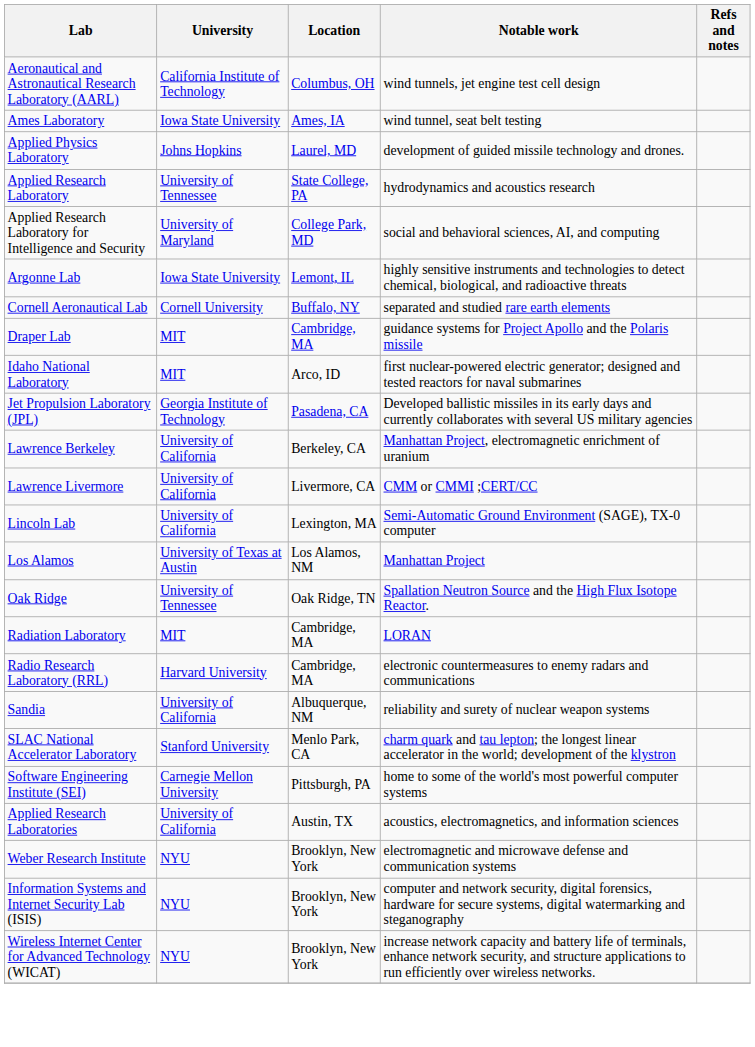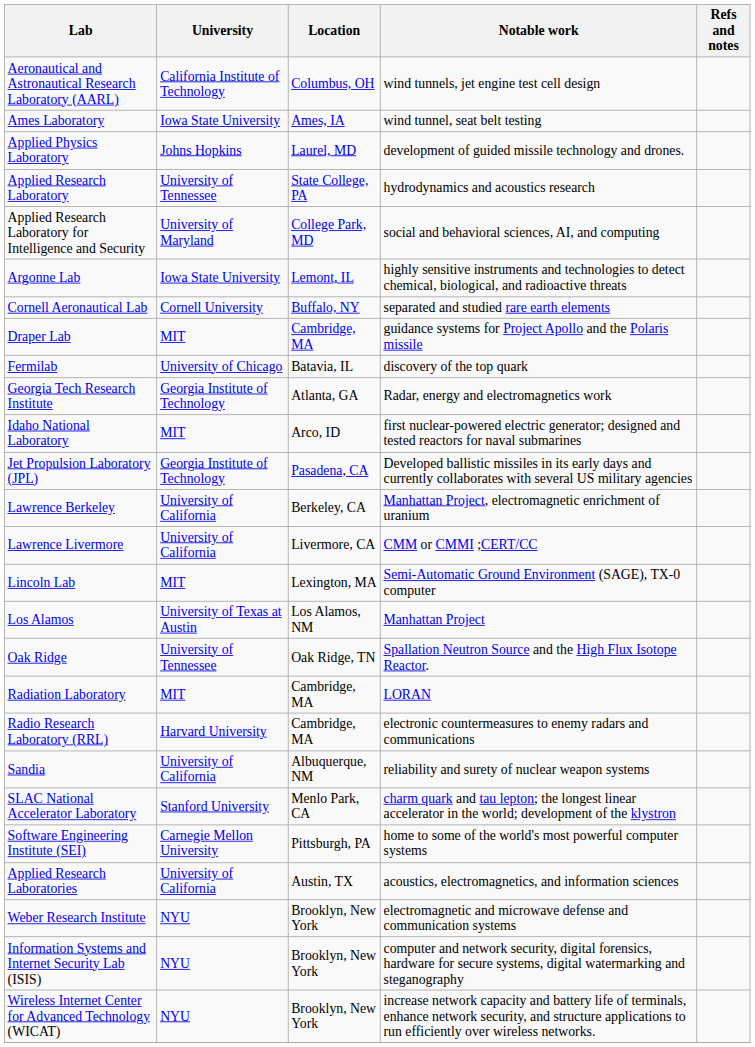+ row: (32, 366)
+ row: (71, 396)
(197, 523) University of California -> (173, 582) MIT
